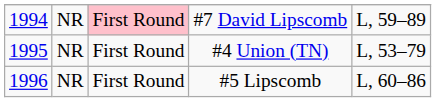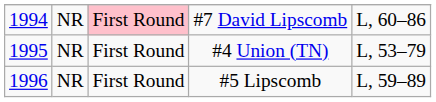(391, 19) L, 59–89 -> (391, 19) L, 60–86
(391, 81) L, 60–86 -> (391, 81) L, 59–89
